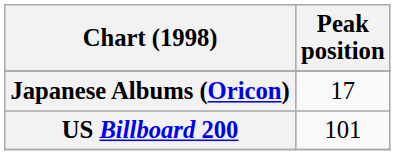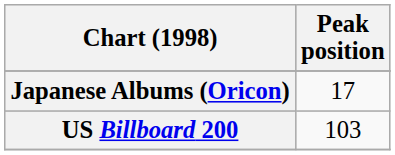(343, 129) 101 -> (343, 129) 103
